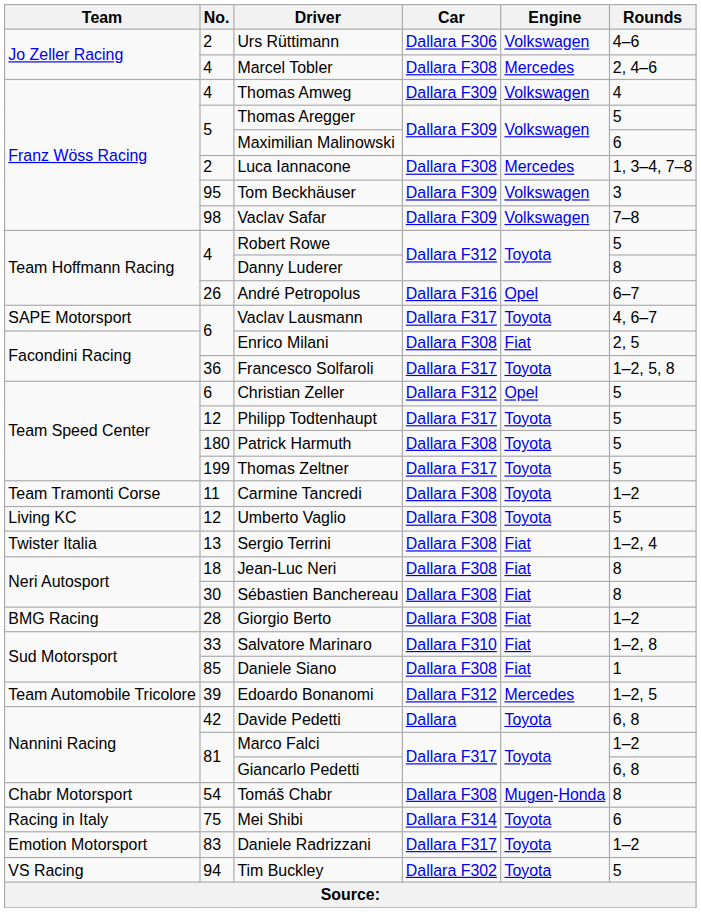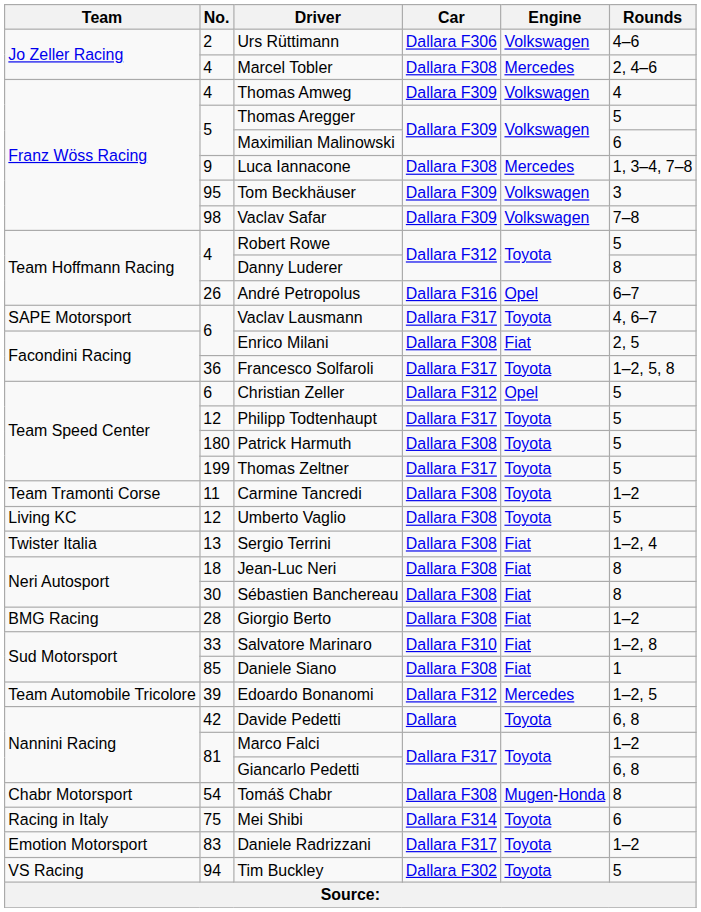(208, 167) 2 -> (208, 167) 9
